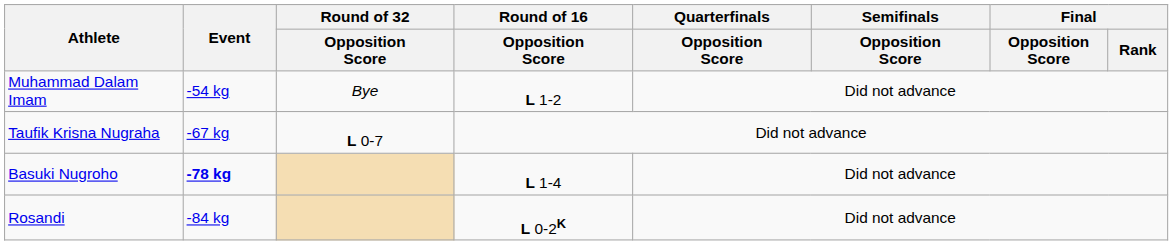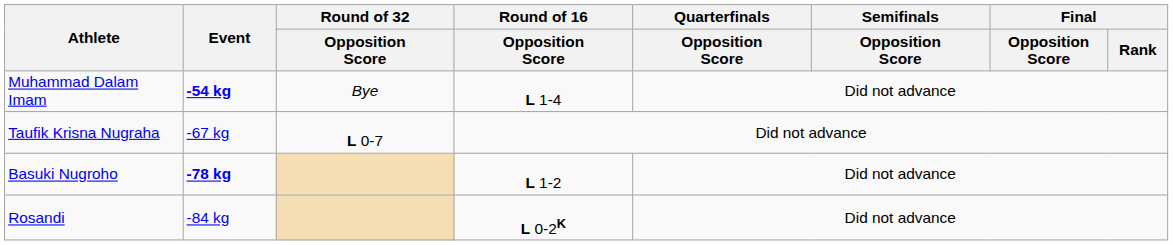(208, 91) normal -> (209, 91) bold
(543, 100) L 1-2 -> (543, 100) L 1-4
(543, 183) L 1-4 -> (543, 183) L 1-2
